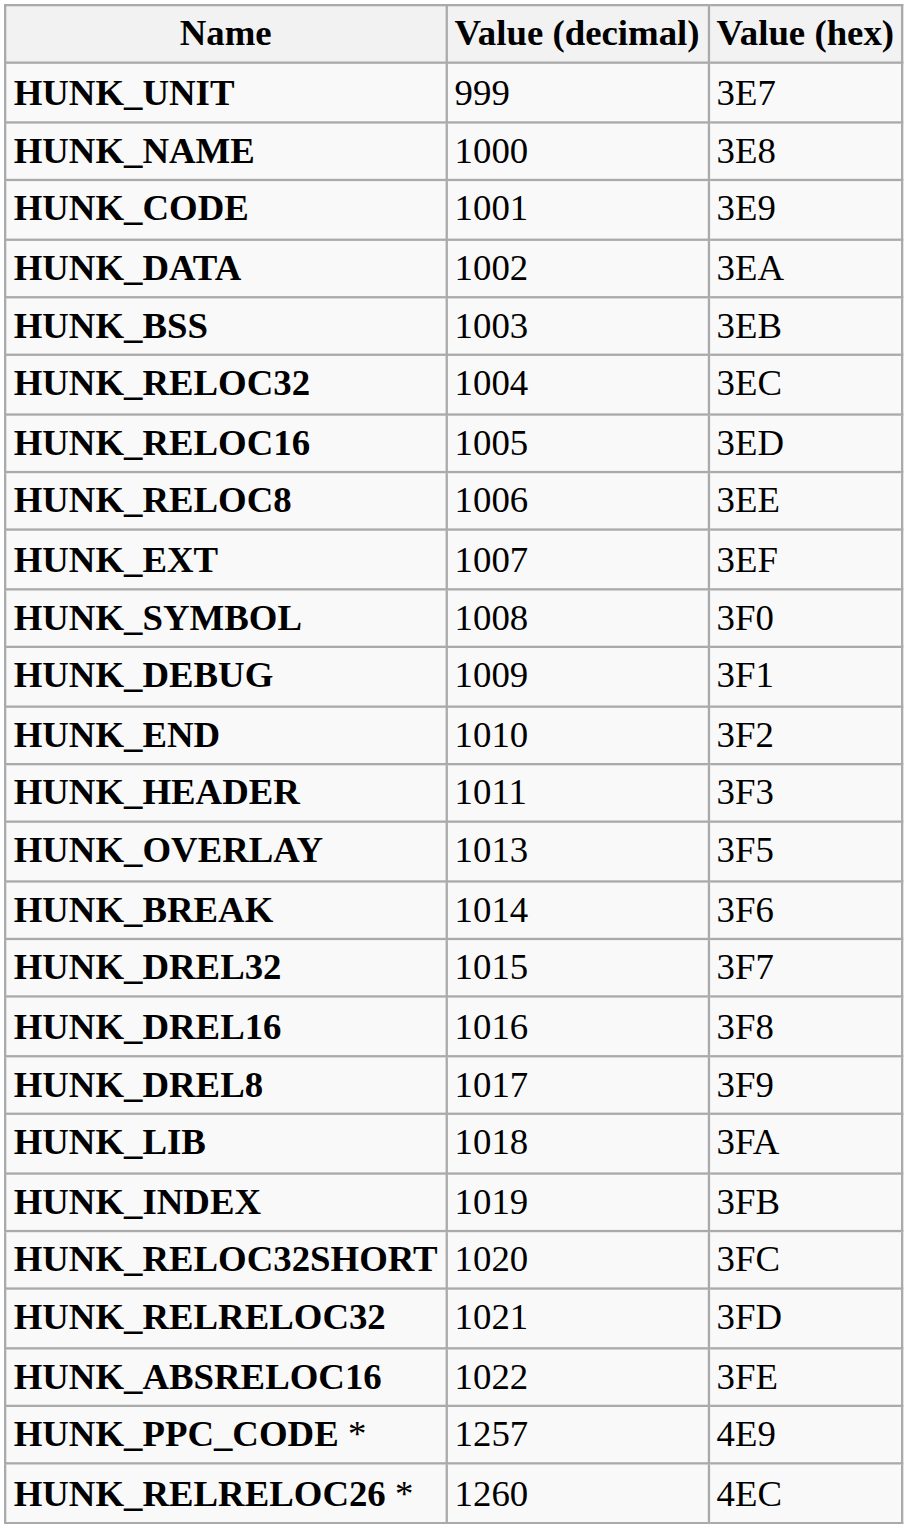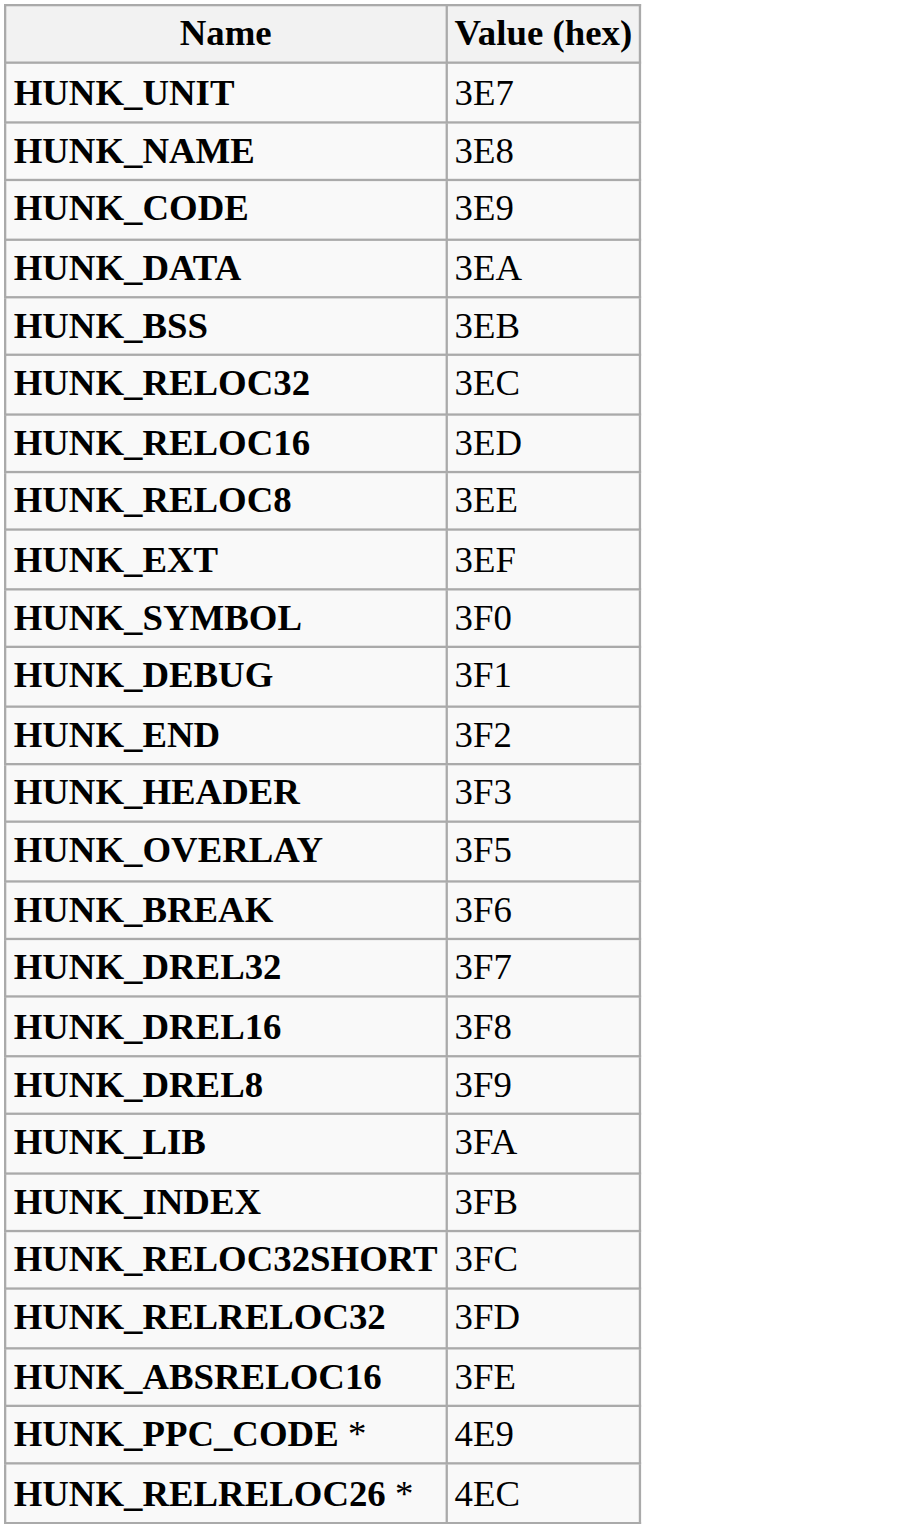- column: (577, 33)
